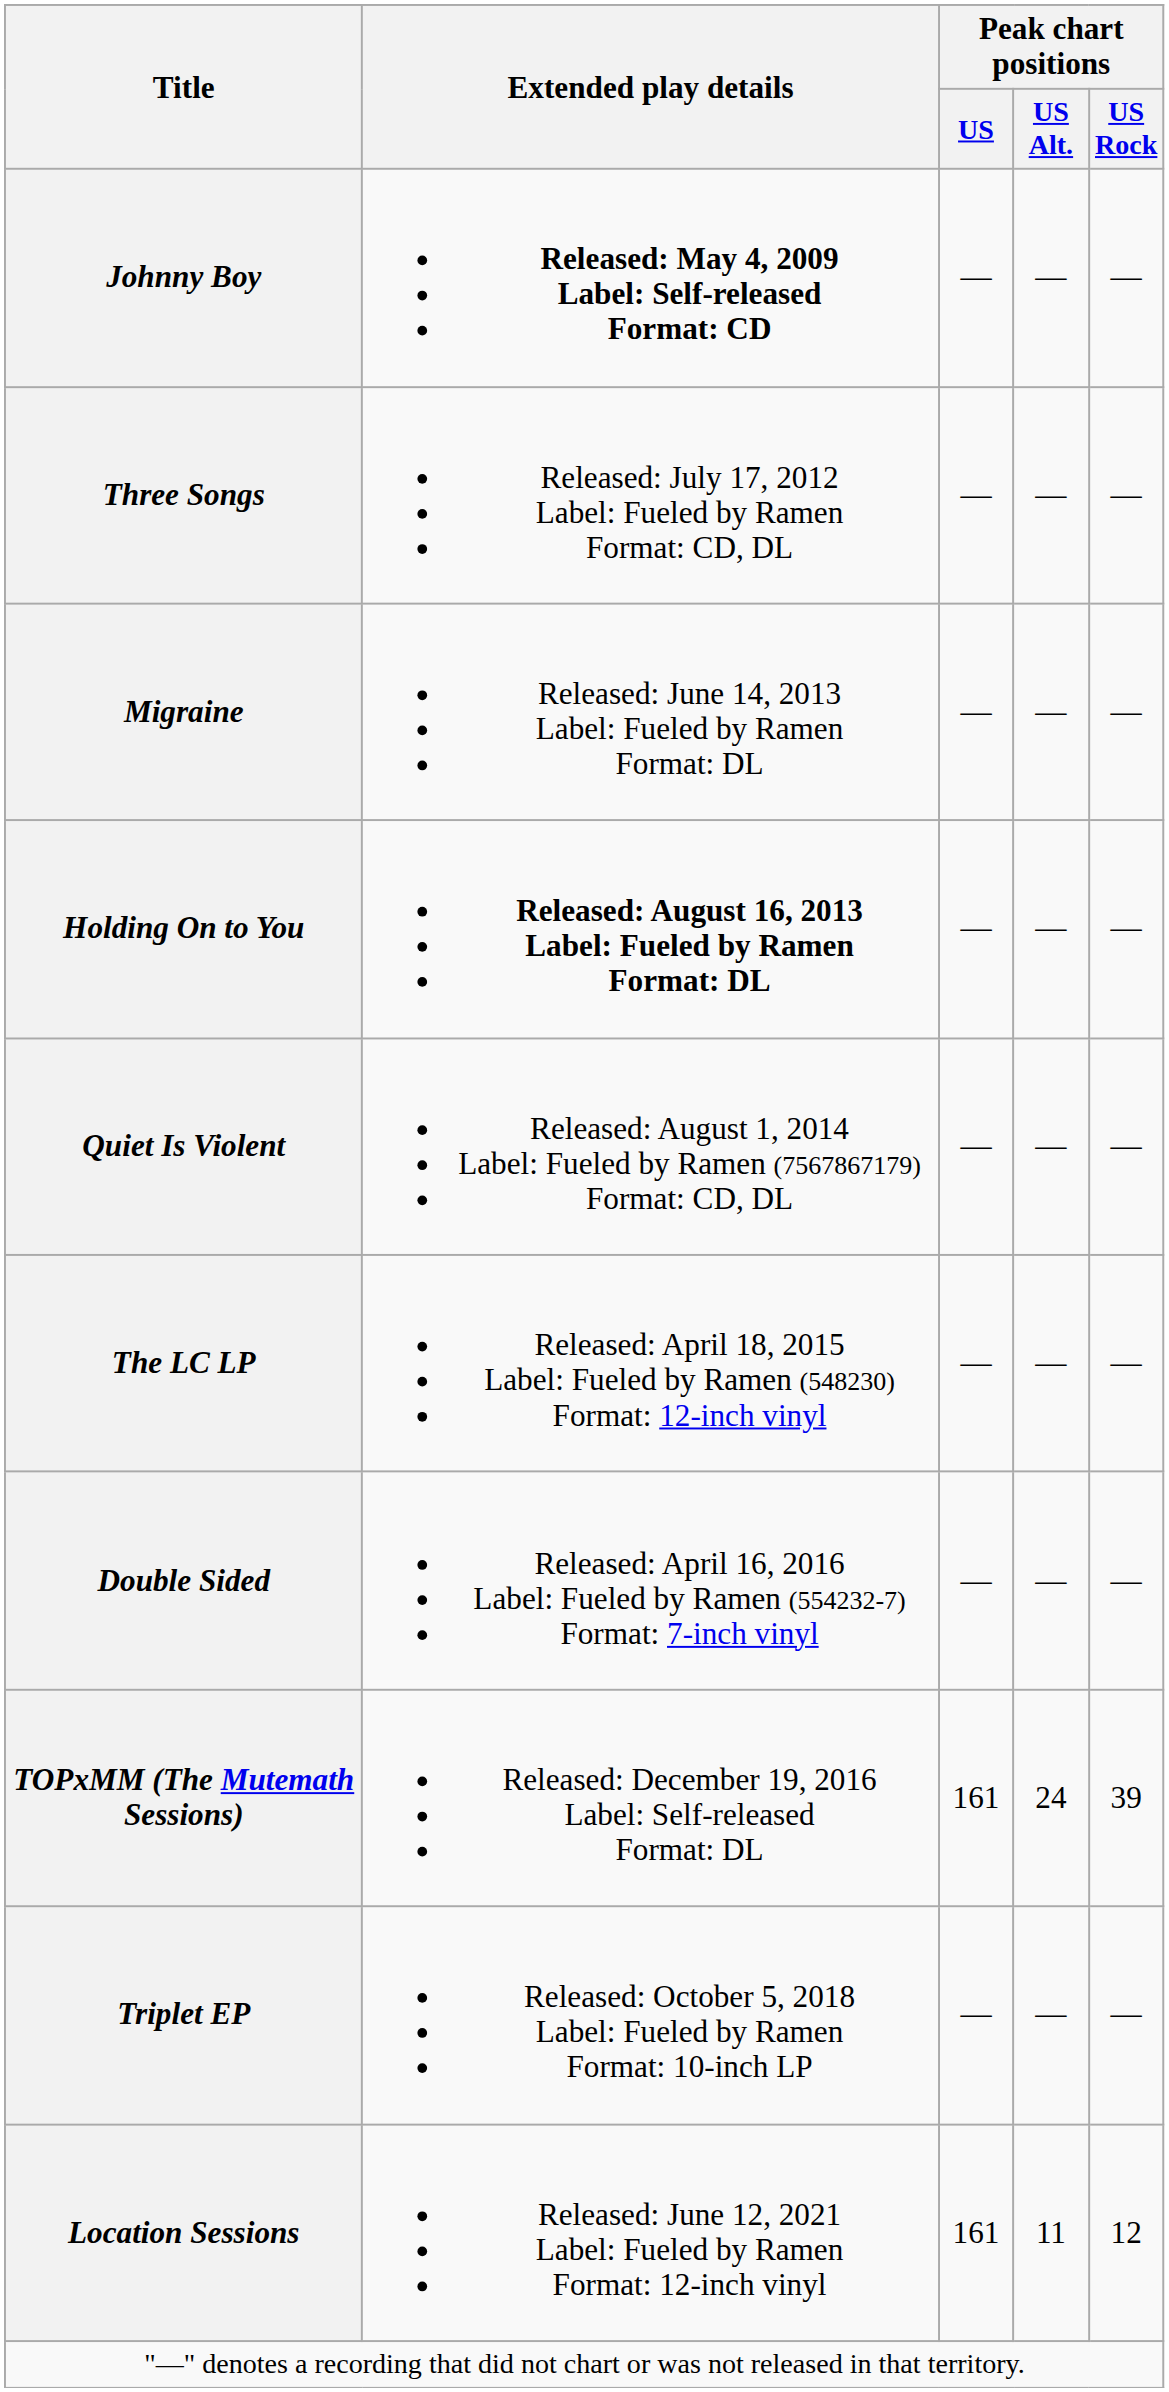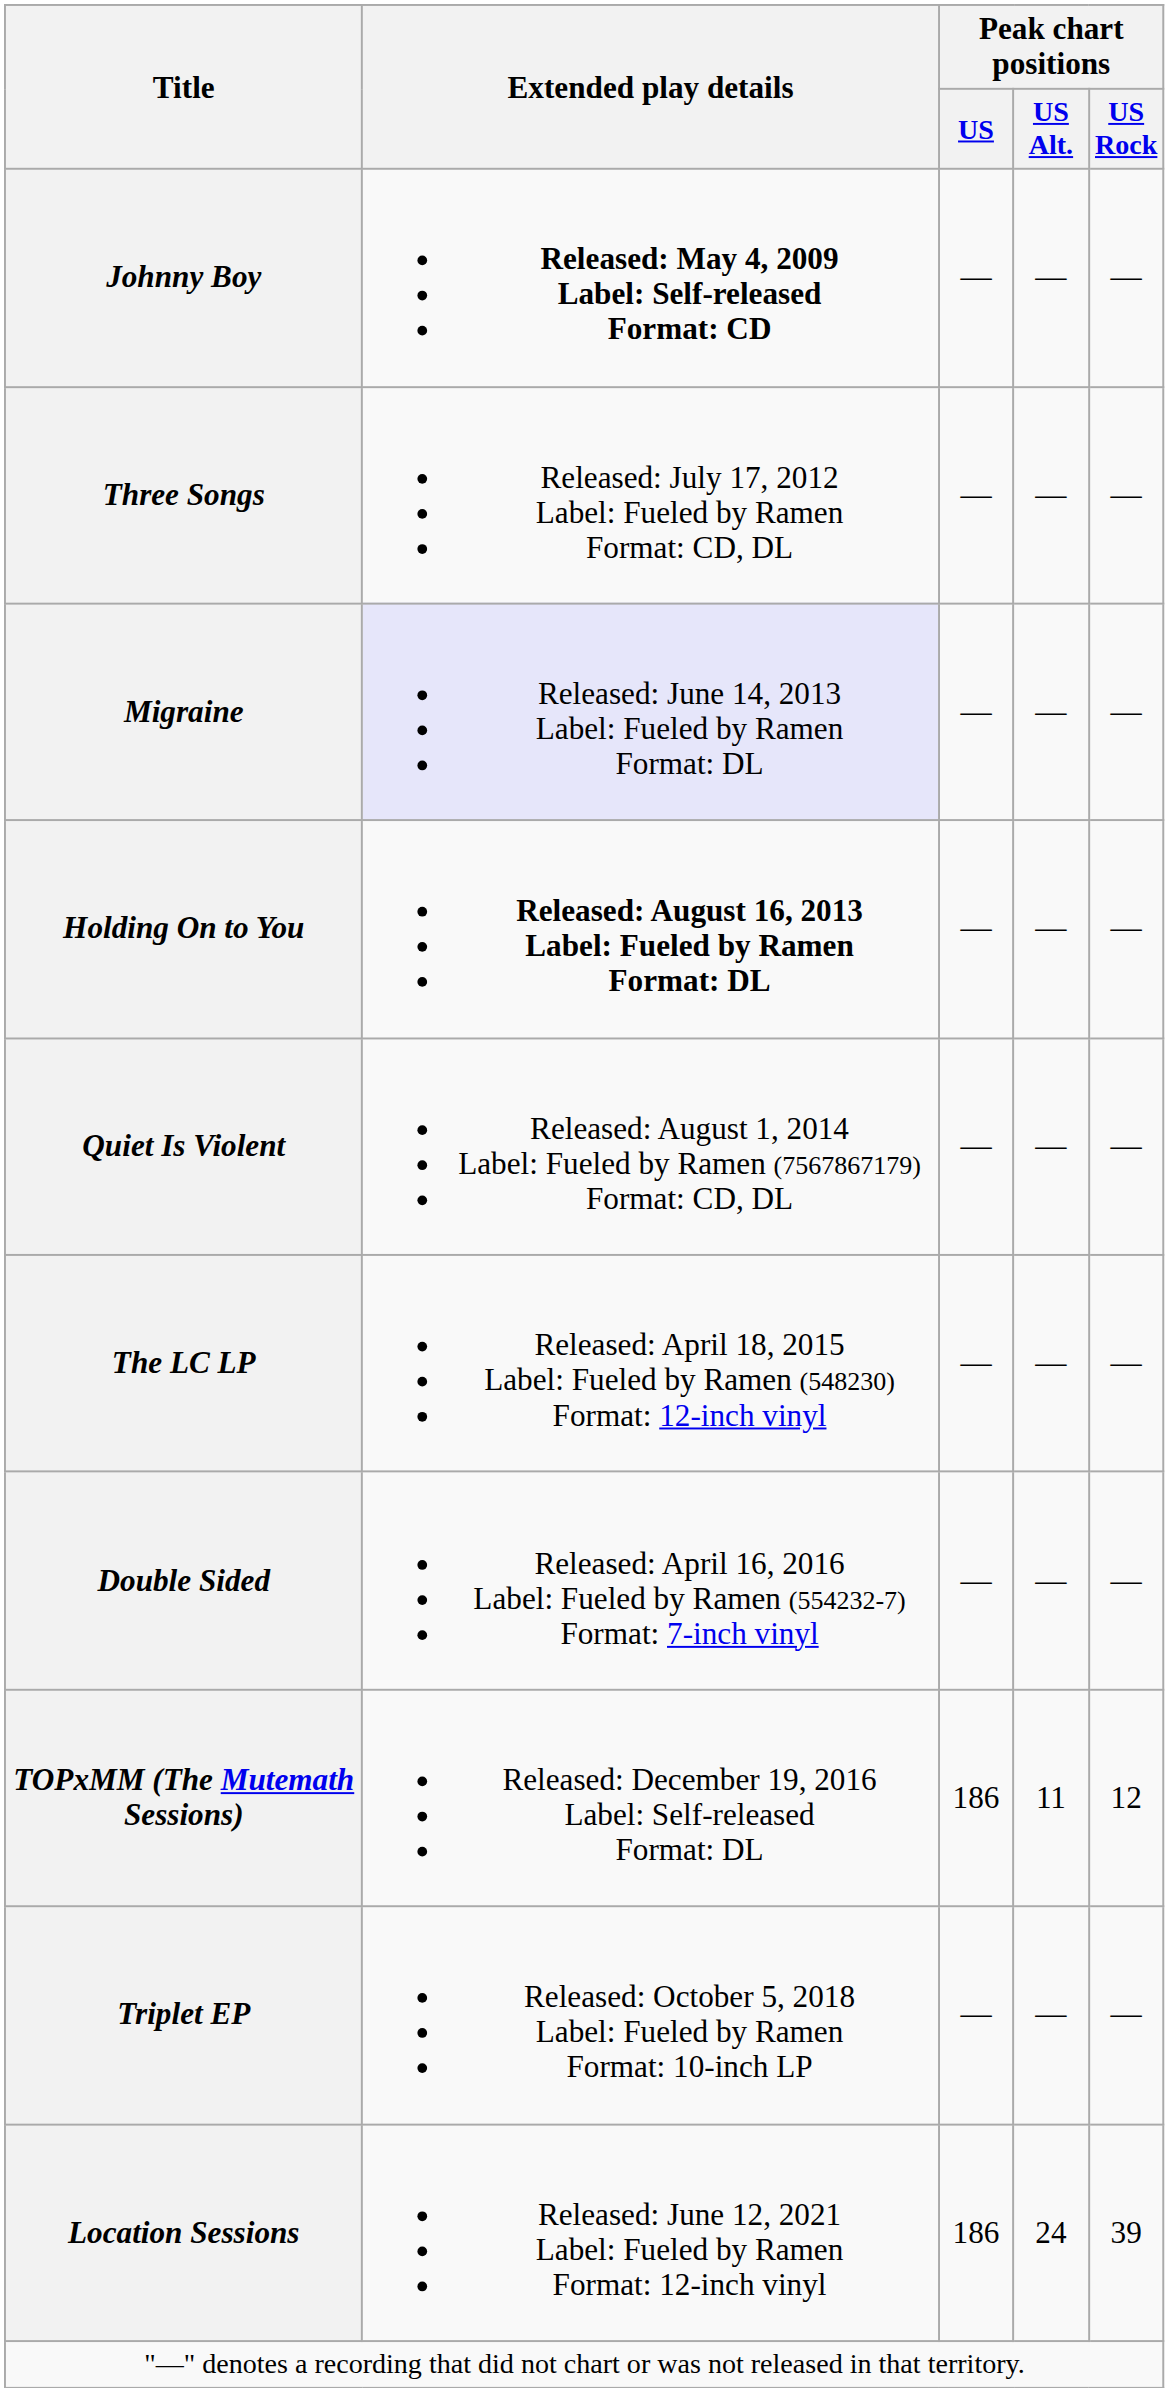(651, 730) no background -> (651, 730) lavender background
(976, 1797) 161 -> (976, 1797) 186
(1051, 1797) 24 -> (1051, 1797) 11
(1126, 1797) 39 -> (1126, 1797) 12
(976, 2231) 161 -> (976, 2231) 186
(1051, 2231) 11 -> (1051, 2231) 24
(1126, 2231) 12 -> (1126, 2231) 39
